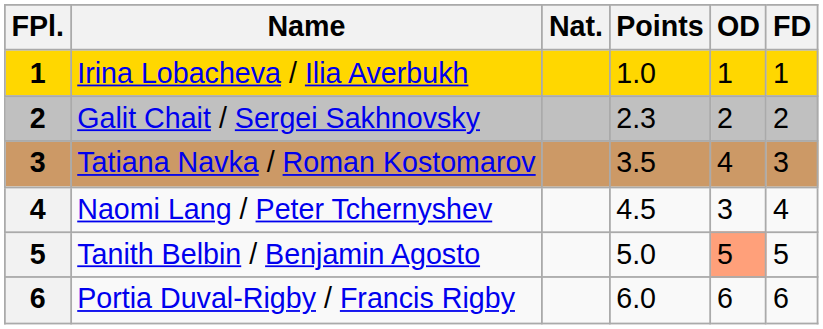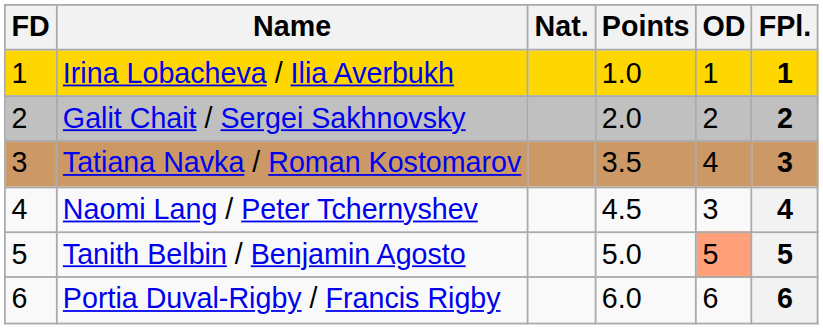columns swapped: (38, 27) <-> (792, 27)
(636, 118) 2.3 -> (622, 118) 2.0
